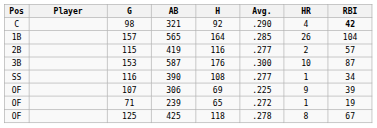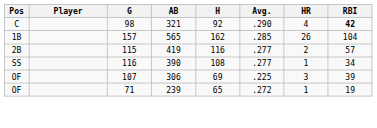(218, 37) 164 -> (218, 37) 162
- row: (129, 63)
(306, 90) 9 -> (306, 77) 3
- row: (129, 116)
